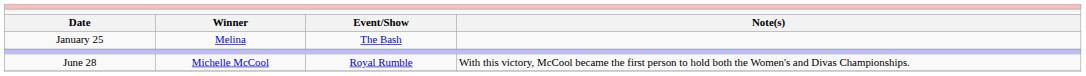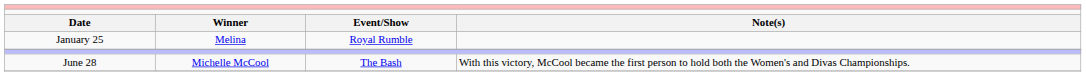(381, 40) The Bash -> (381, 40) Royal Rumble
(381, 62) Royal Rumble -> (381, 62) The Bash
